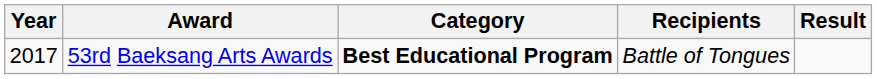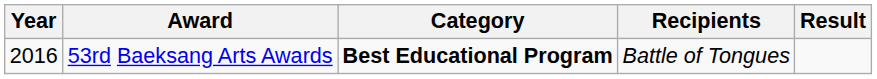(34, 55) 2017 -> (34, 55) 2016
